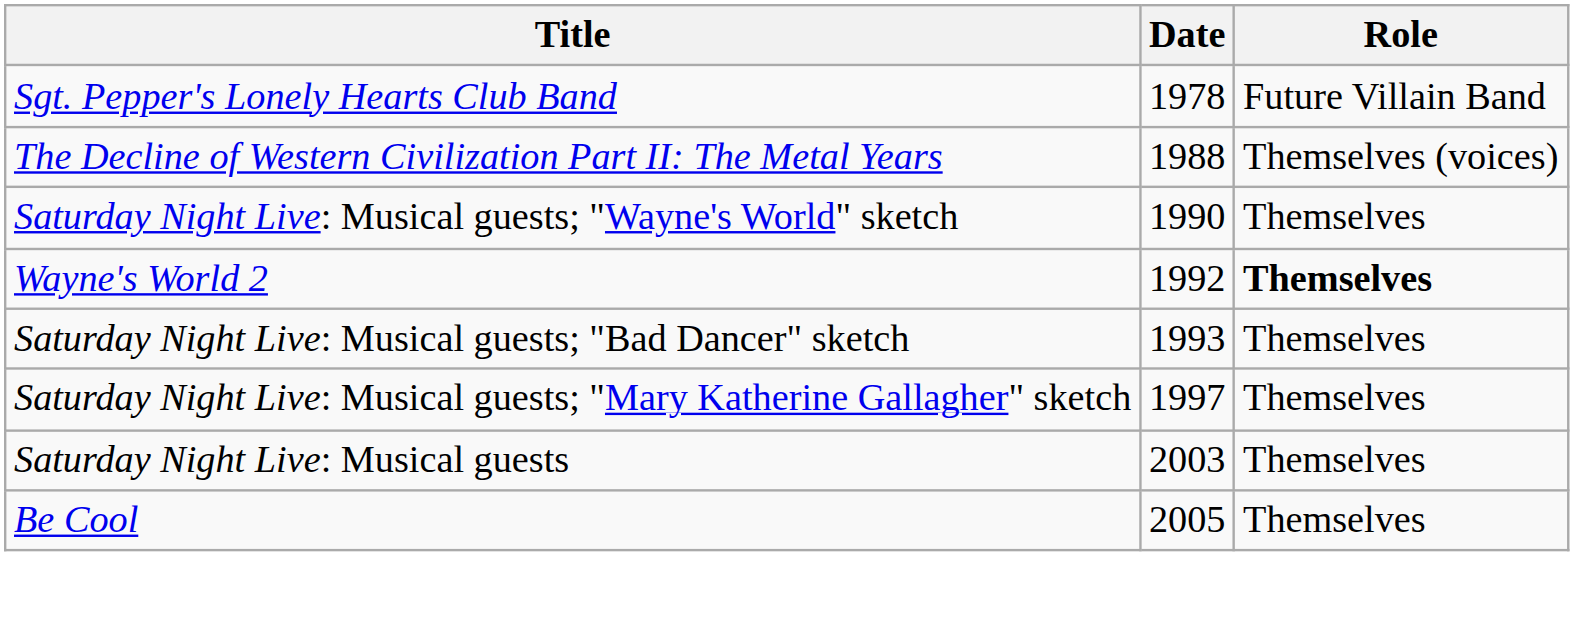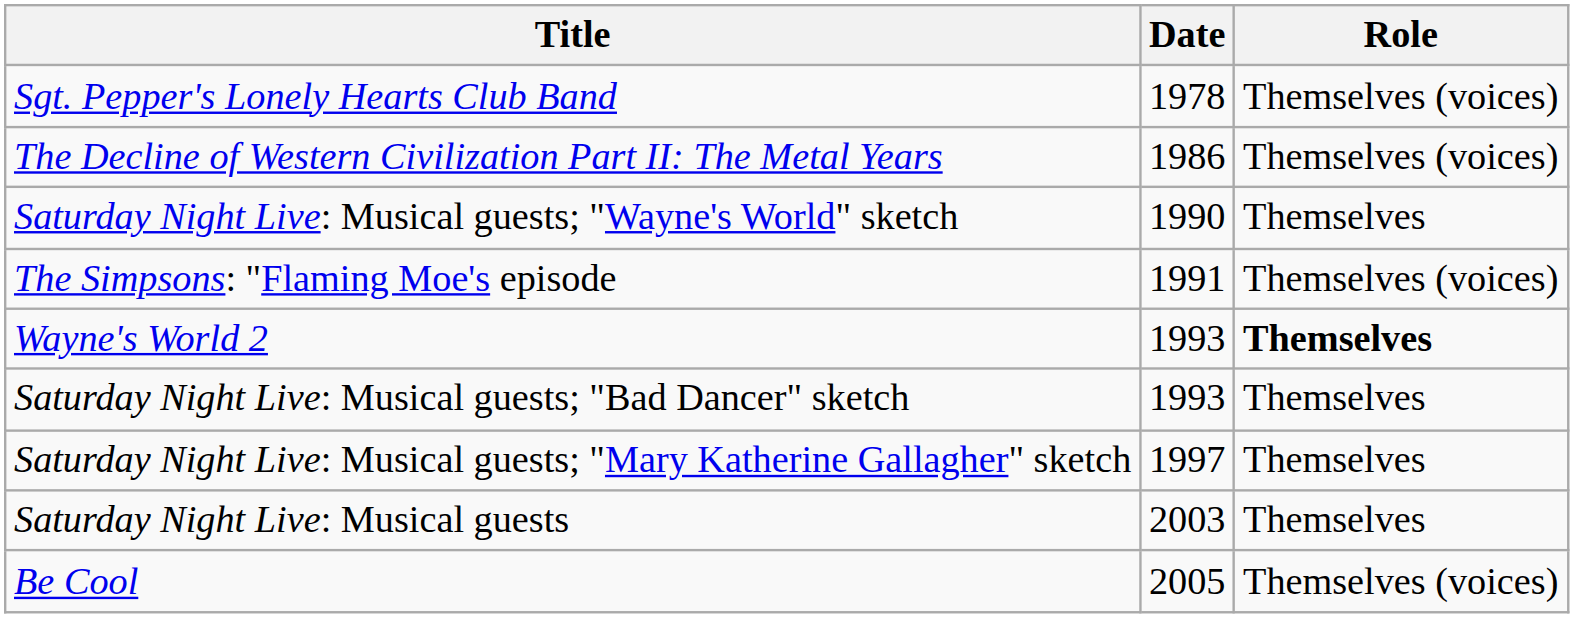(1394, 95) Future Villain Band -> (1401, 95) Themselves (voices)
(1187, 156) 1988 -> (1187, 156) 1986
+ row: (315, 277)
(1187, 277) 1992 -> (1187, 338) 1993
(1334, 519) Themselves -> (1401, 580) Themselves (voices)
